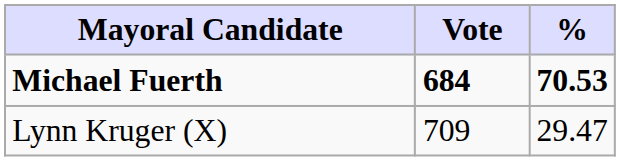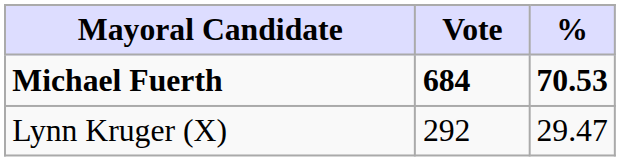(447, 130) 709 -> (447, 130) 292
